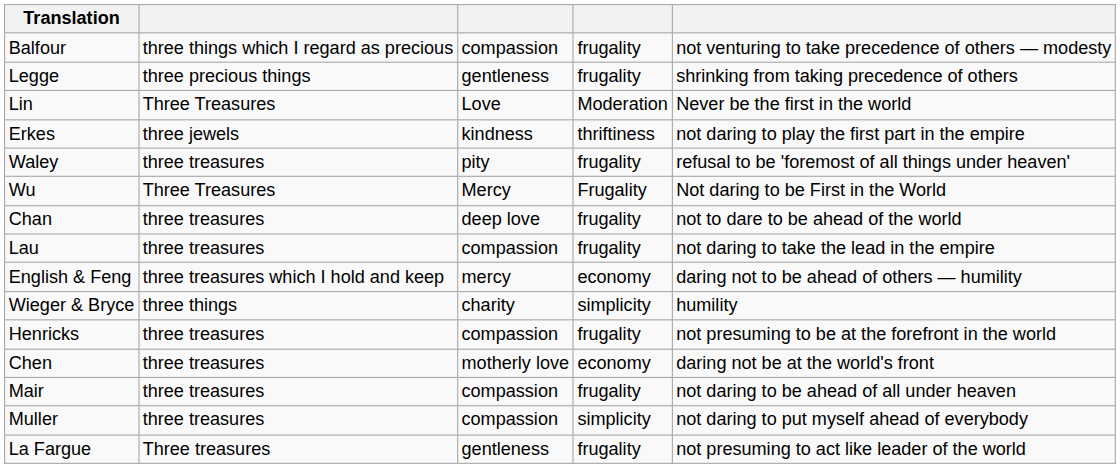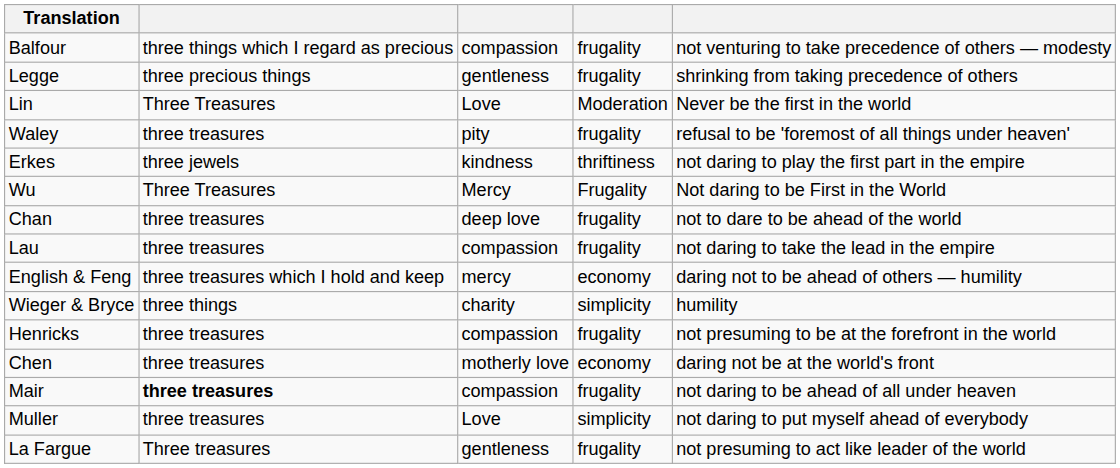rows swapped: (32, 133) <-> (34, 162)
(203, 391) normal -> (208, 391) bold
(510, 420) compassion -> (481, 420) Love
